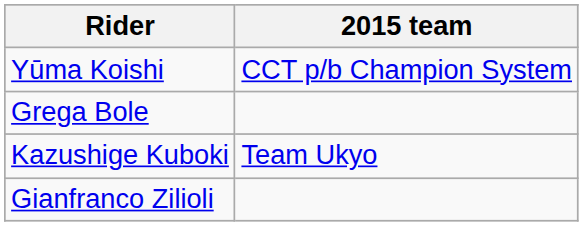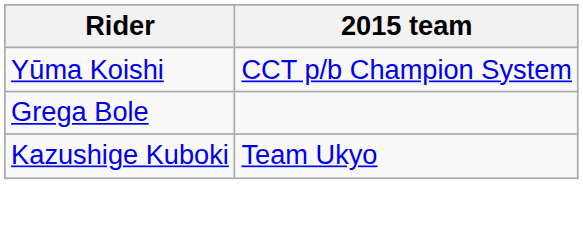- row: (112, 198)
